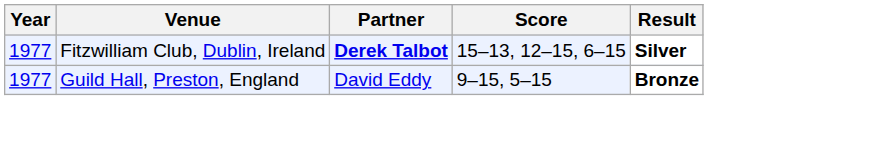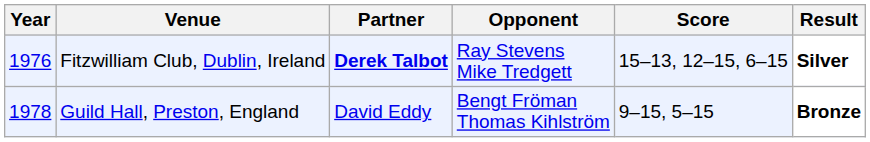+ column: (533, 20)
(30, 50) 1977 -> (30, 61) 1976
(30, 80) 1977 -> (30, 112) 1978
